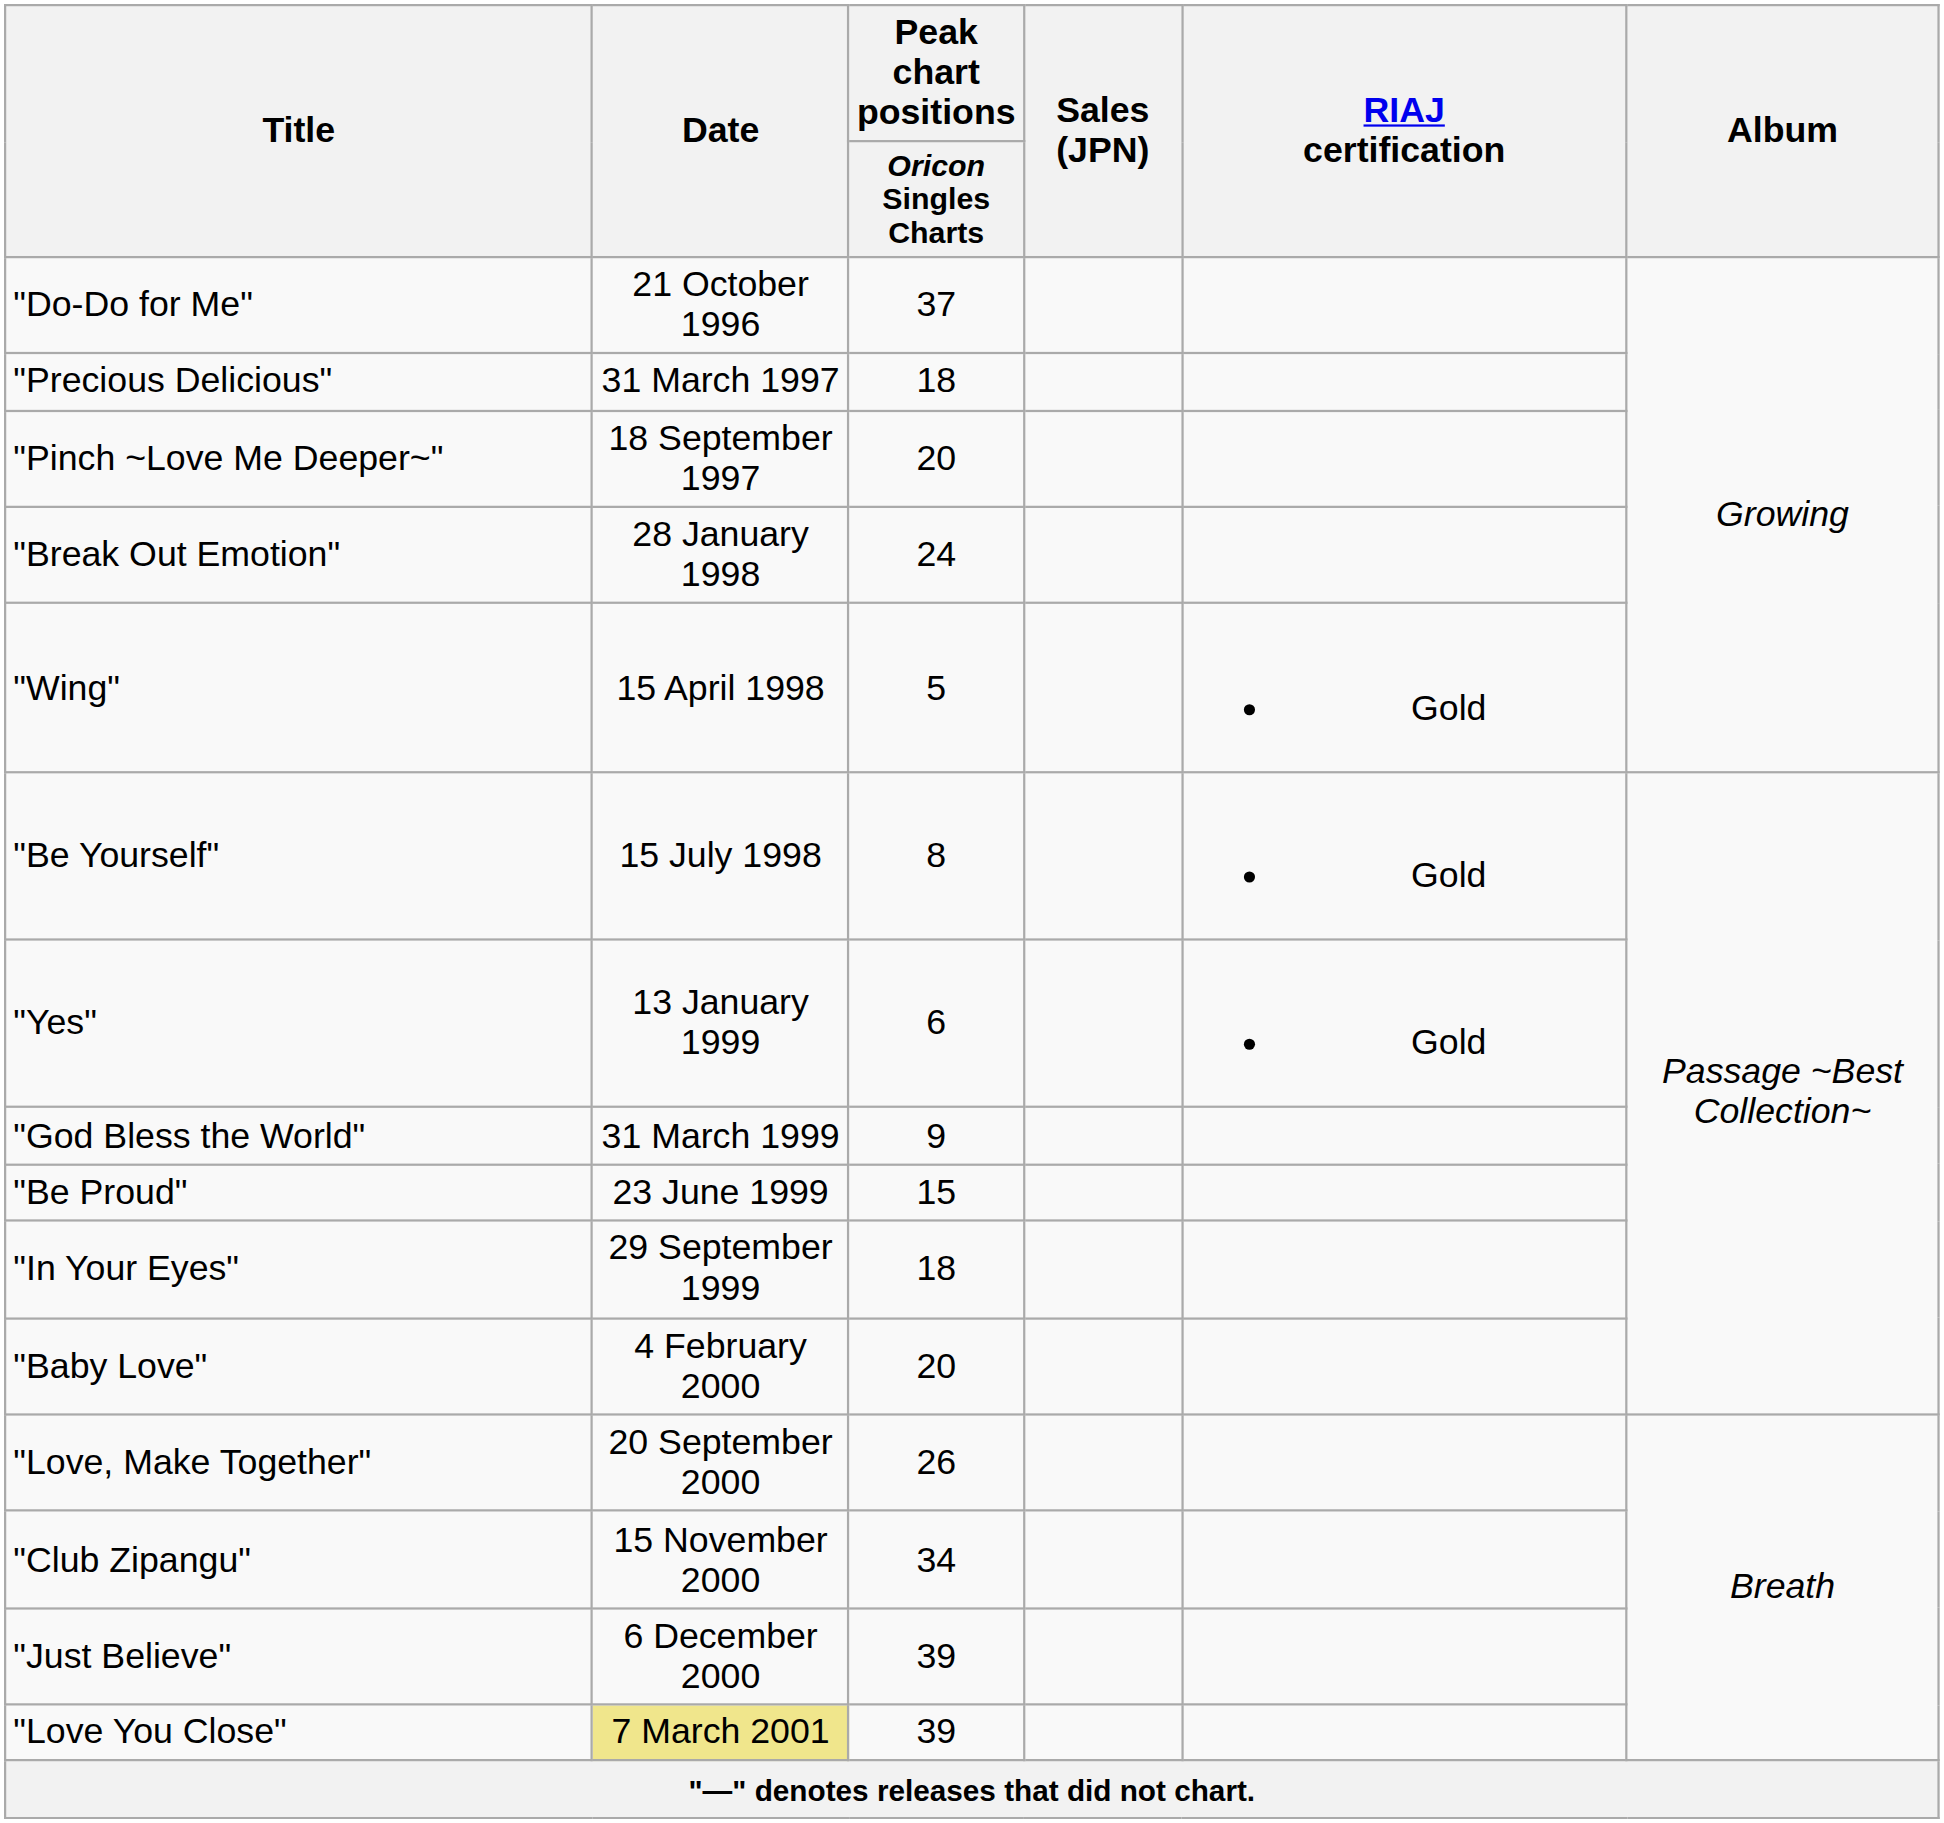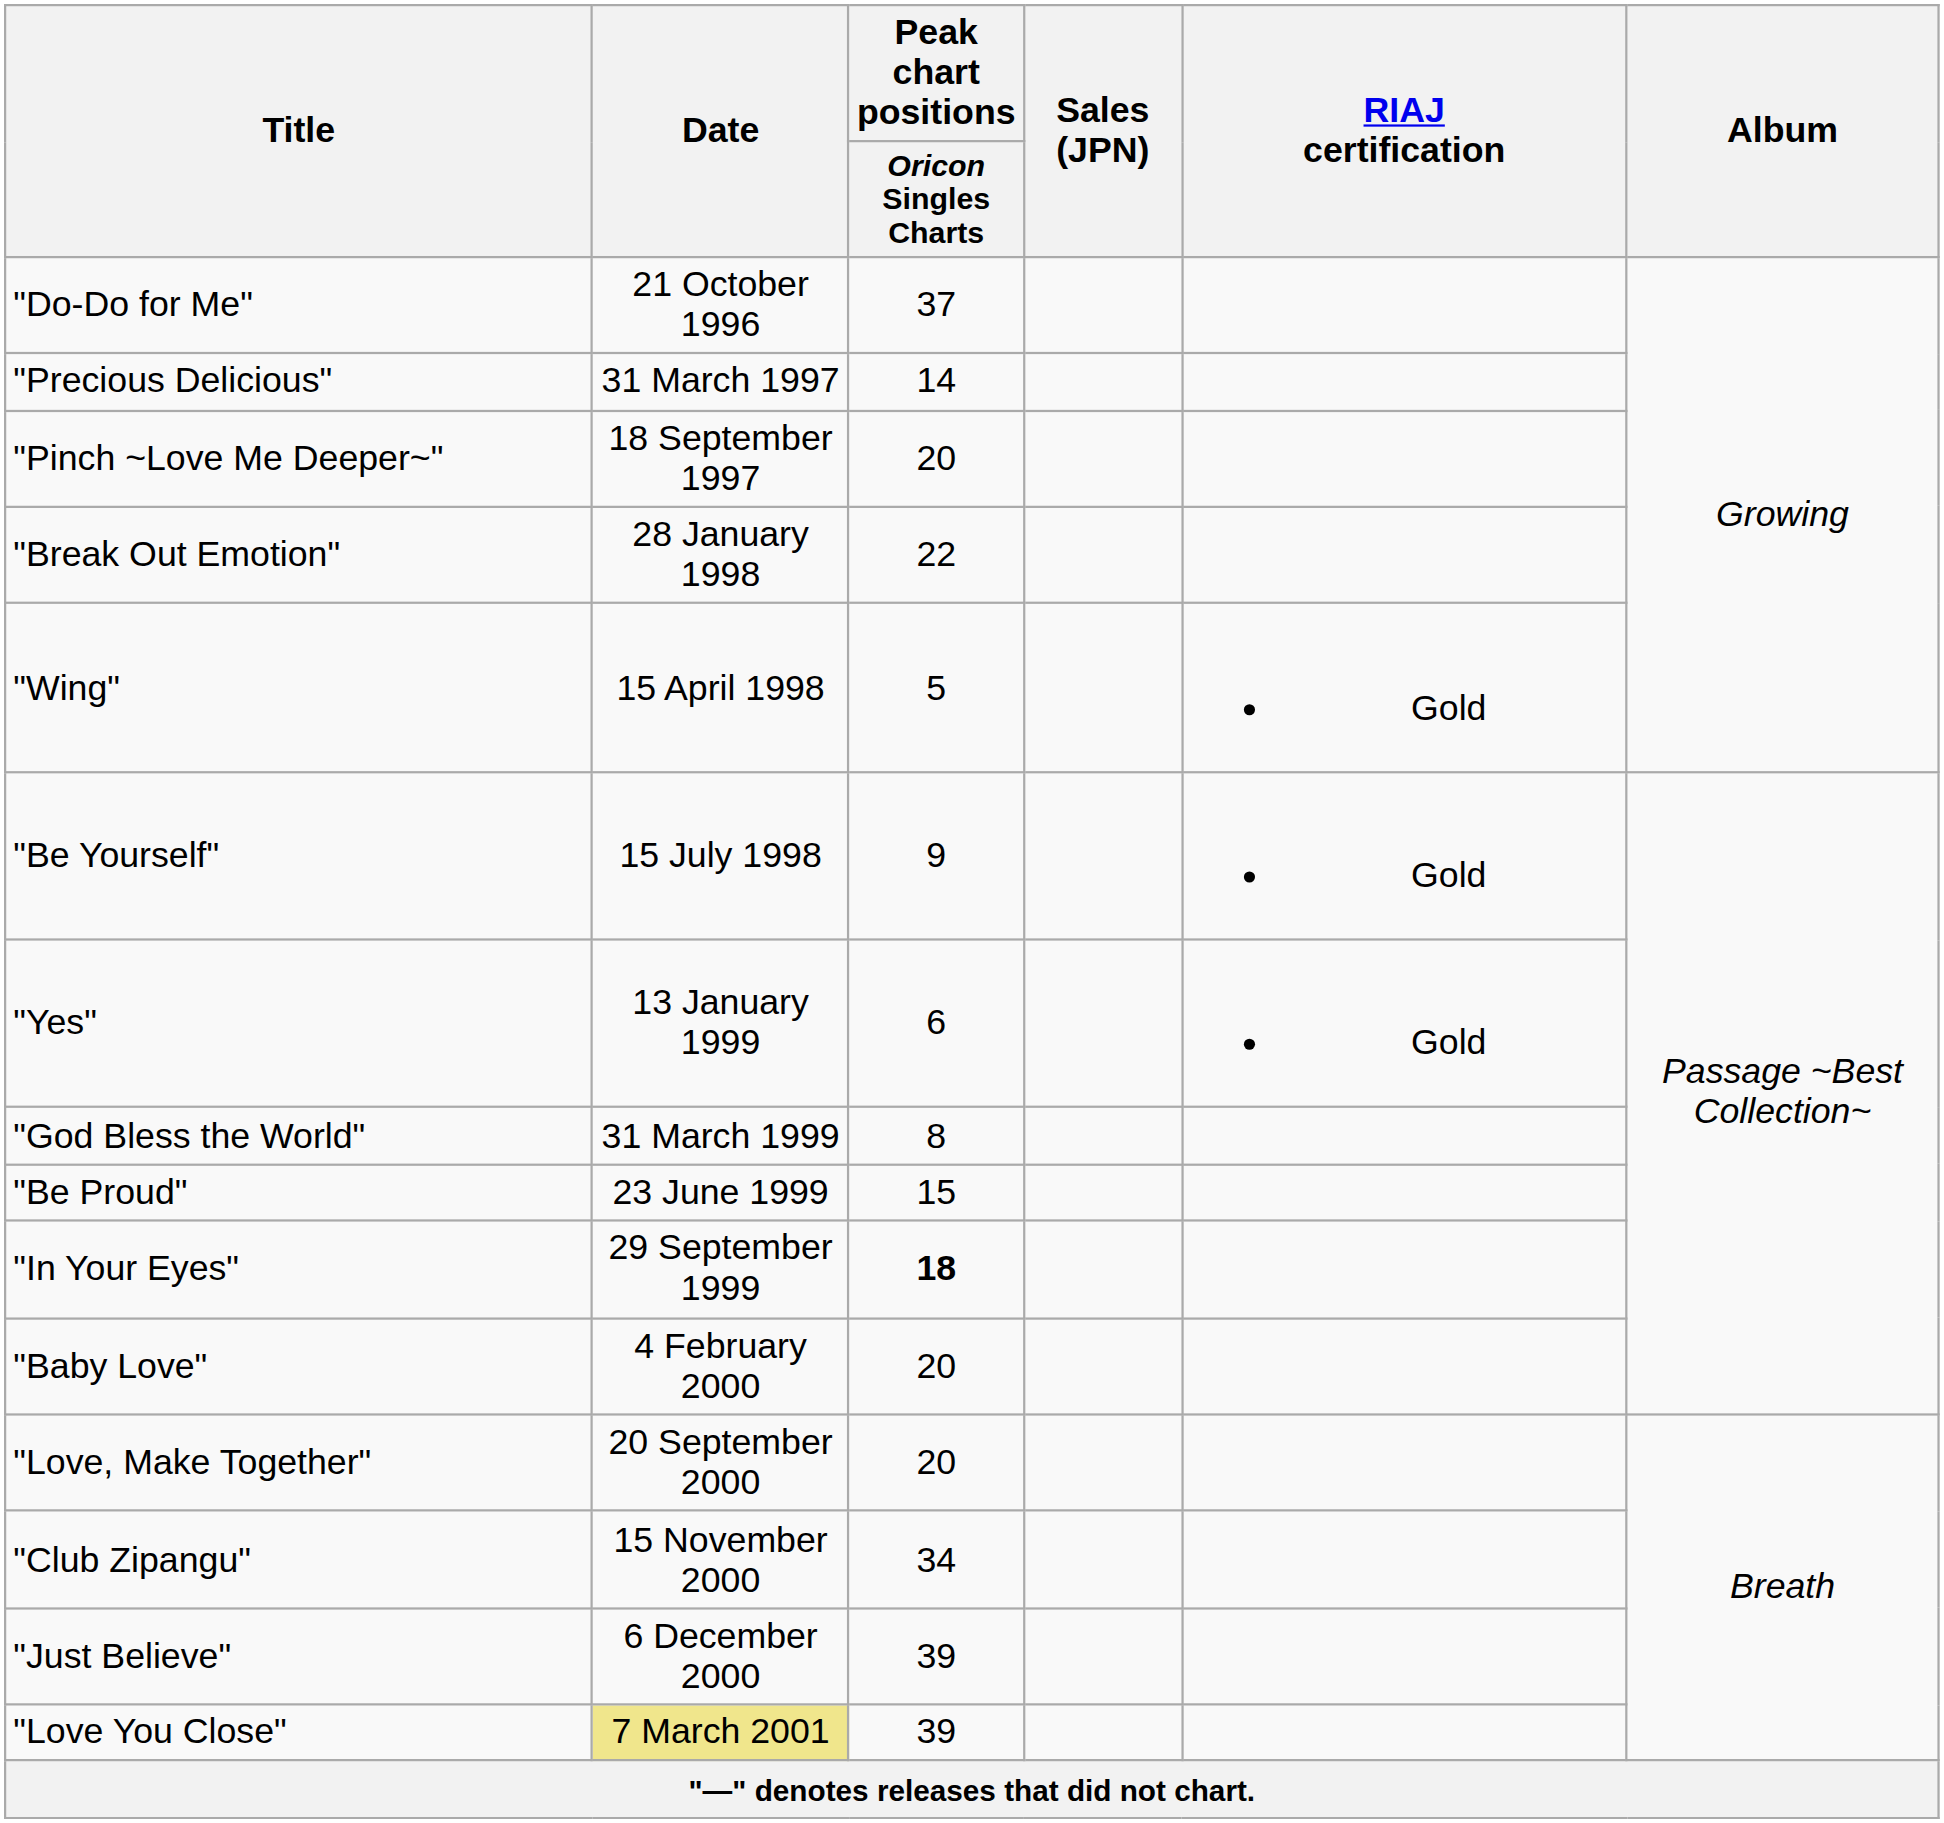(936, 381) 18 -> (936, 381) 14
(936, 554) 24 -> (936, 554) 22
(936, 854) 8 -> (936, 854) 9
(936, 1135) 9 -> (936, 1135) 8
(936, 1268) normal -> (936, 1268) bold
(936, 1462) 26 -> (936, 1462) 20
